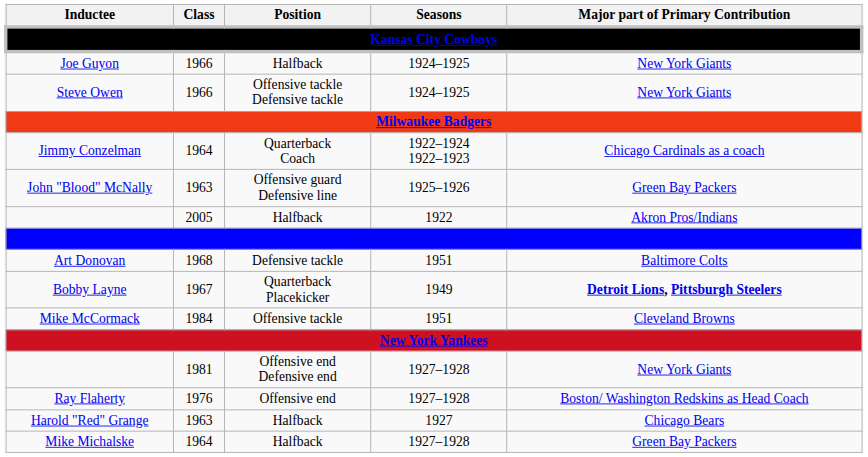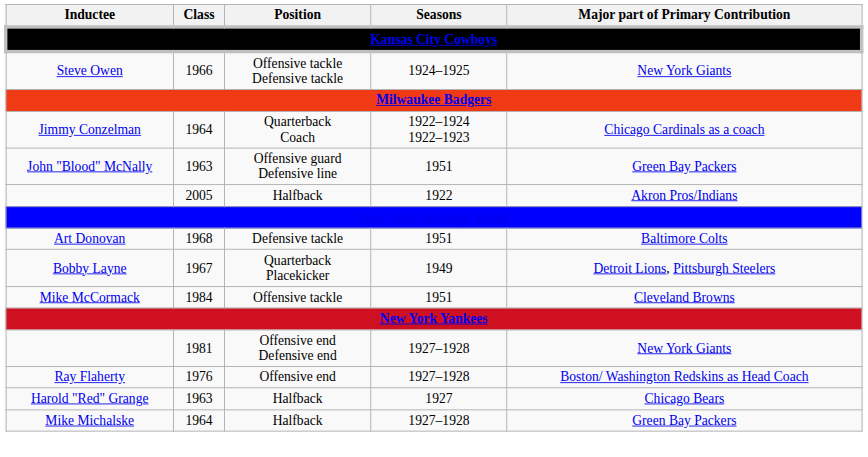- row: (90, 63)
(439, 188) 1925–1926 -> (439, 166) 1951
(684, 289) bold -> (684, 268) normal
